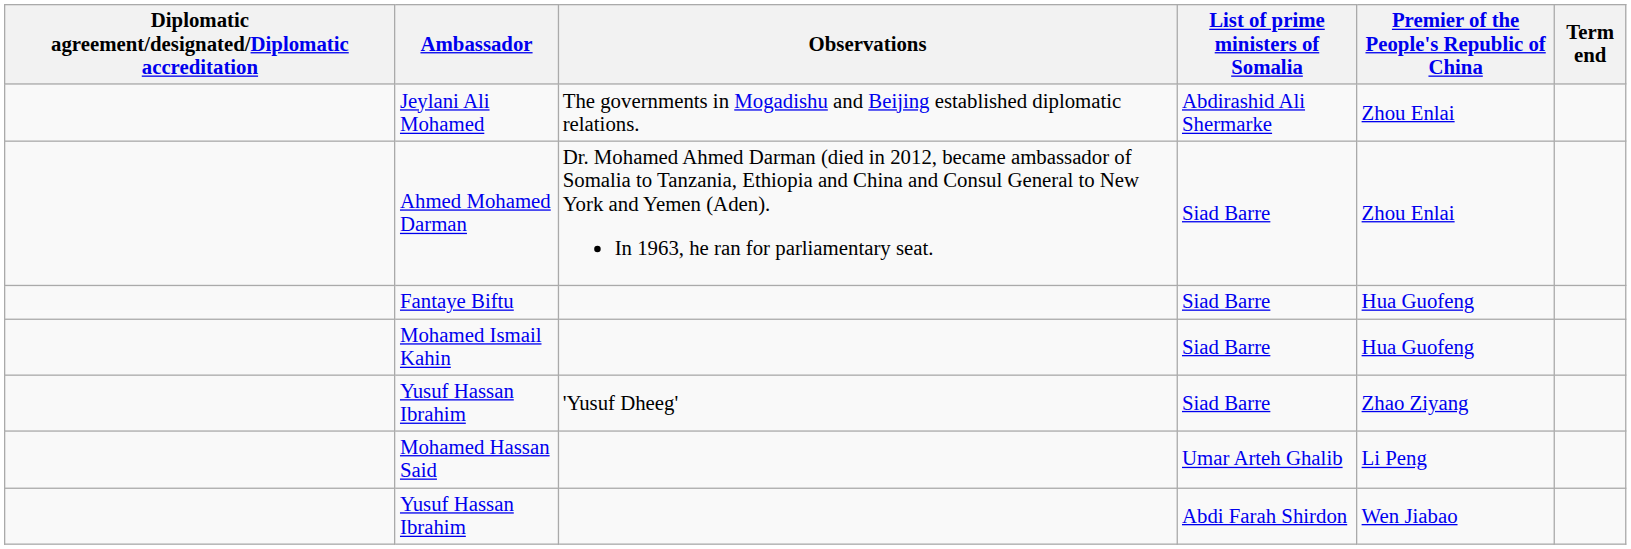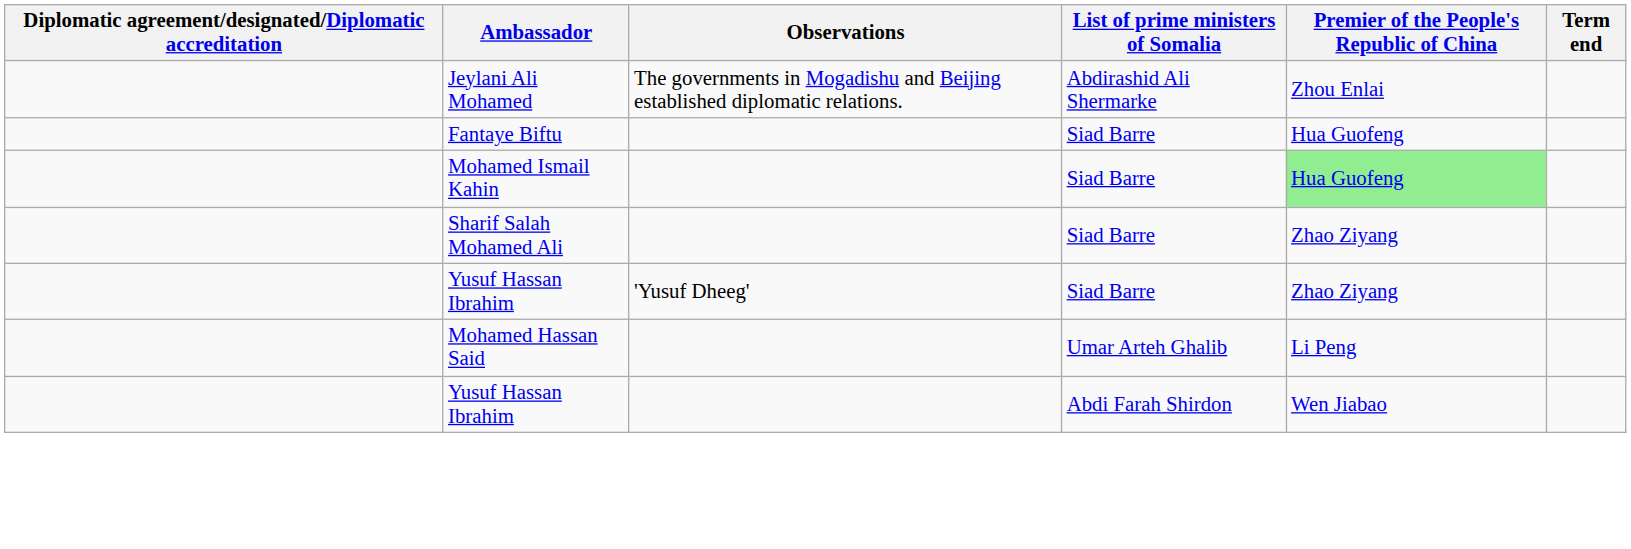- row: (475, 213)
(1418, 346) no background -> (1347, 178) lightgreen background
+ row: (505, 234)
